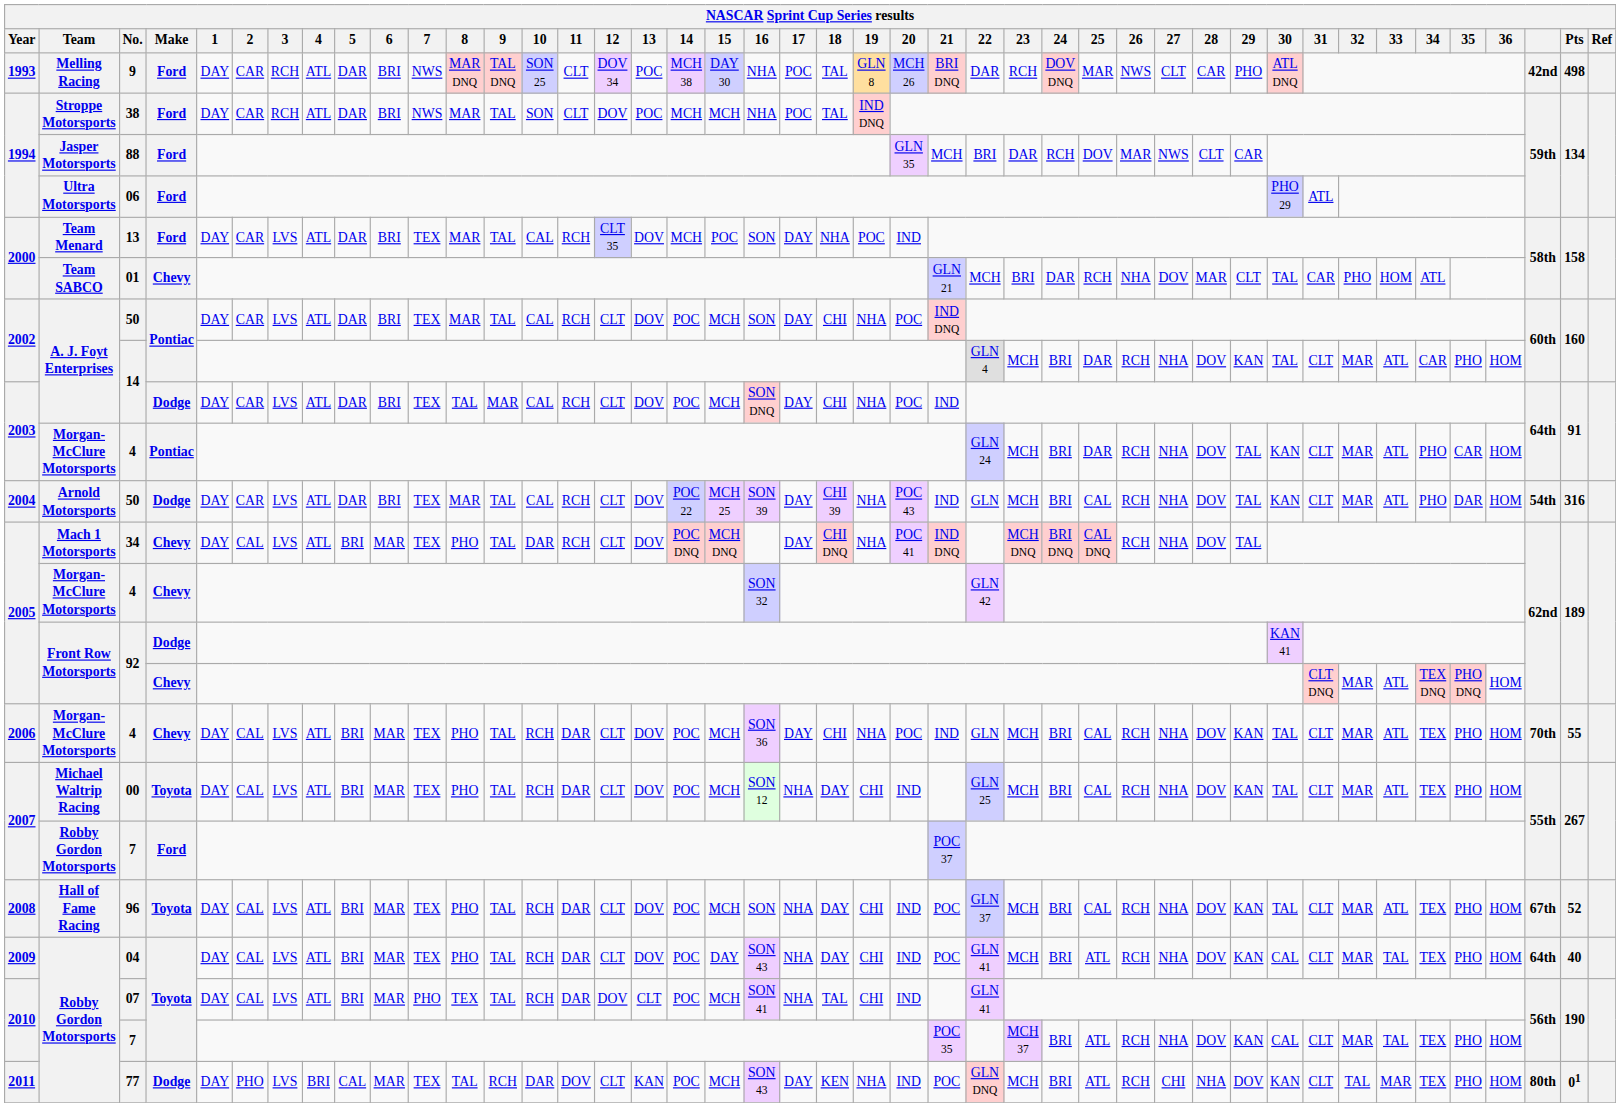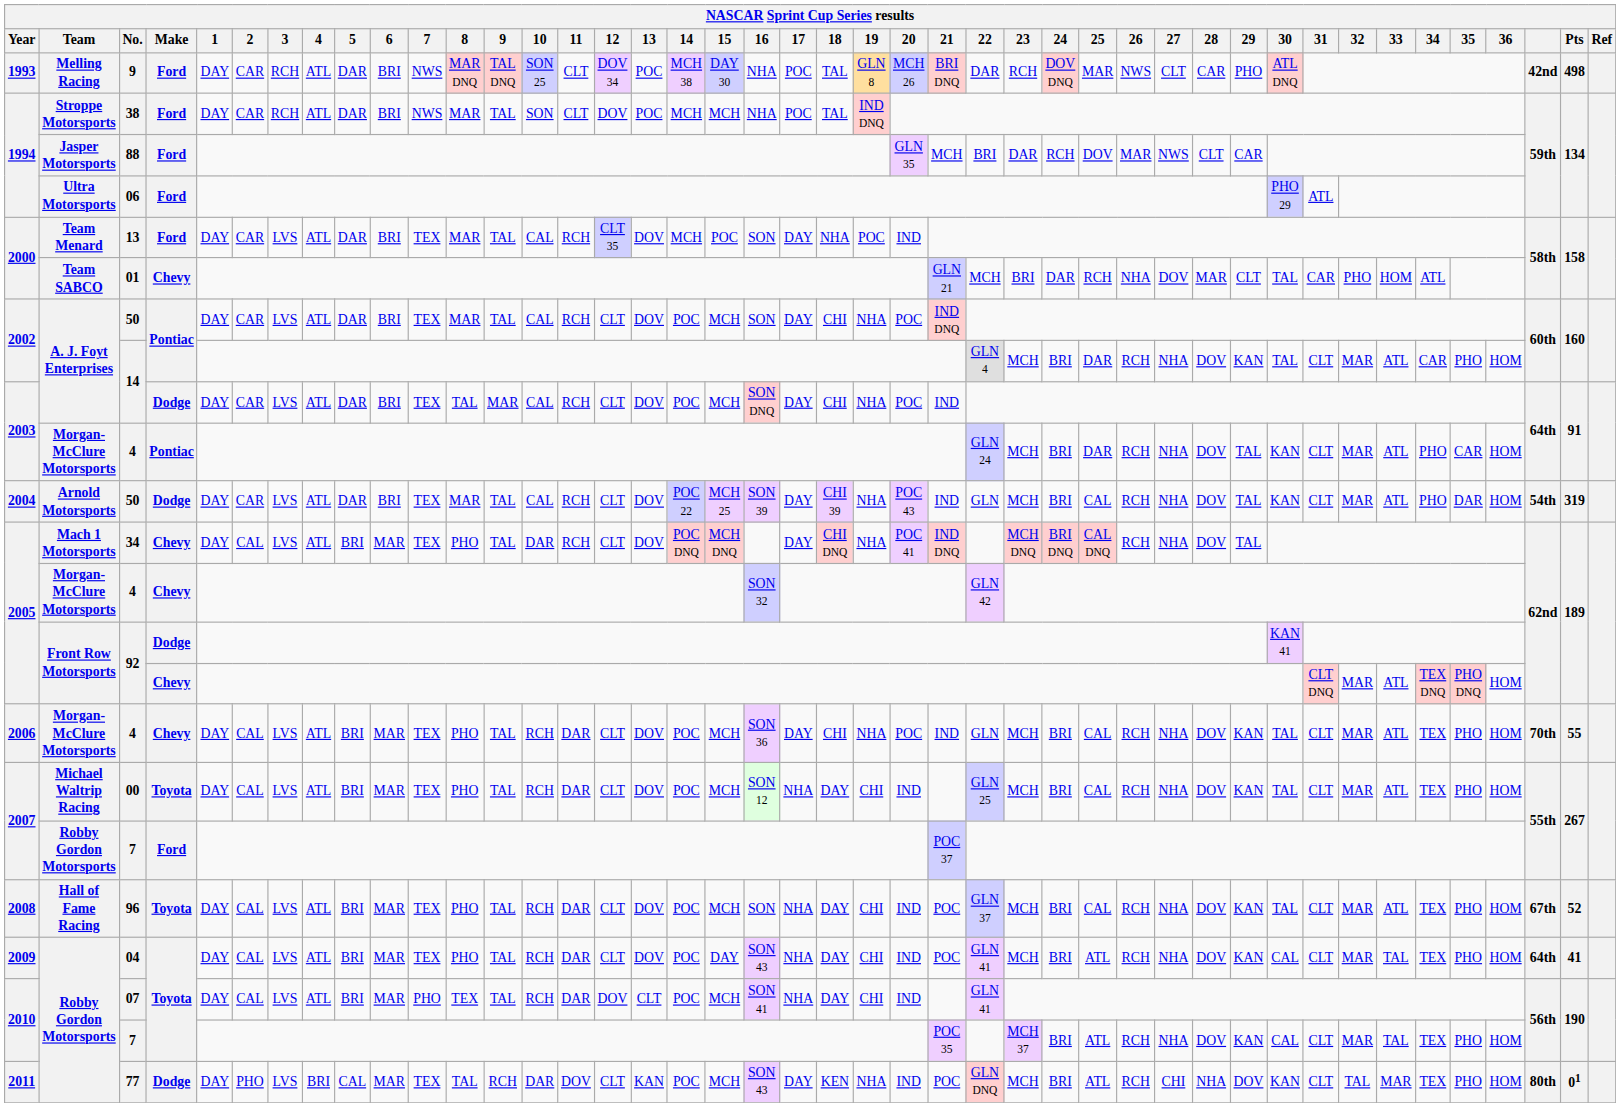(1574, 501) 316 -> (1574, 501) 319
(1574, 958) 40 -> (1574, 958) 41
(835, 999) TAL -> (835, 999) DAY
